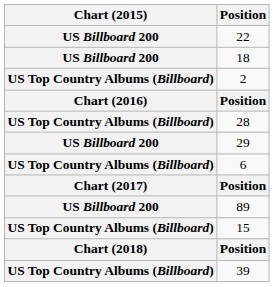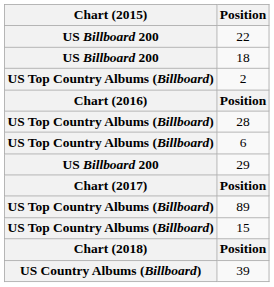rows swapped: (243, 143) <-> (243, 164)
(111, 206) US Billboard 200 -> (111, 206) US Top Country Albums (Billboard)
(111, 270) US Top Country Albums (Billboard) -> (111, 270) US Country Albums (Billboard)
